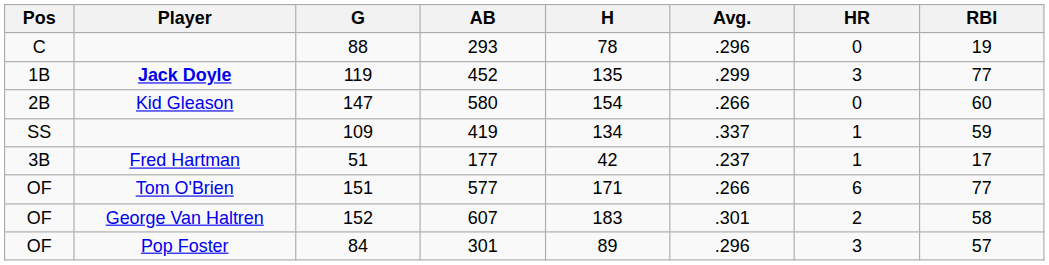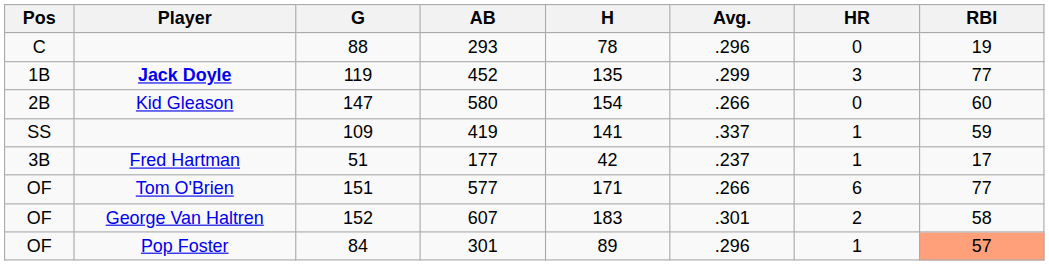(607, 132) 134 -> (607, 132) 141
(857, 246) 3 -> (857, 246) 1
(982, 246) no background -> (982, 246) lightsalmon background
